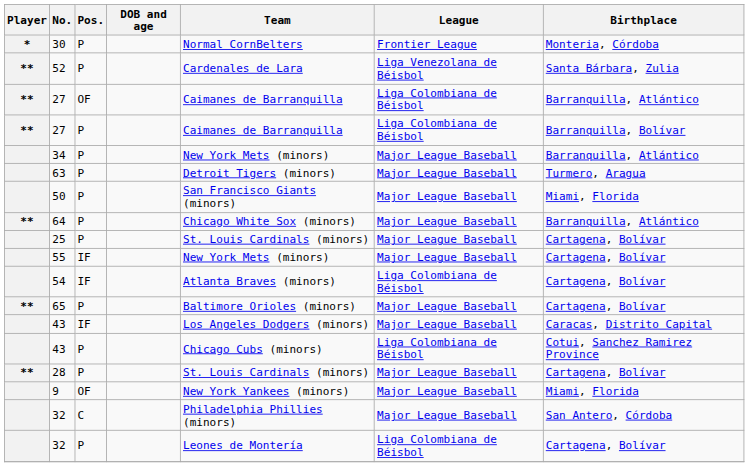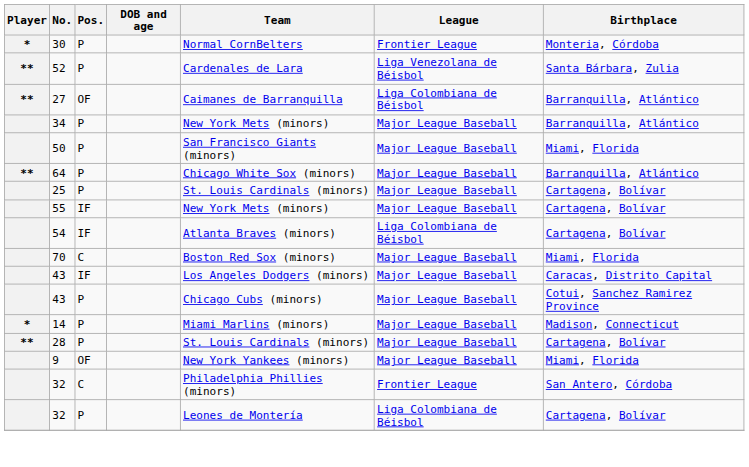- row: (59, 130)
- row: (59, 172)
- row: (59, 306)
+ row: (59, 257)
(437, 348) Liga Colombiana de Béisbol -> (447, 300) Major League Baseball
+ row: (59, 324)
(447, 415) Major League Baseball -> (427, 384) Frontier League
